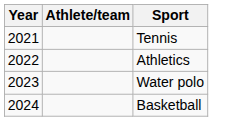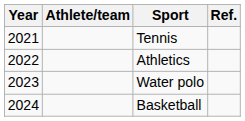+ column: (224, 15)
